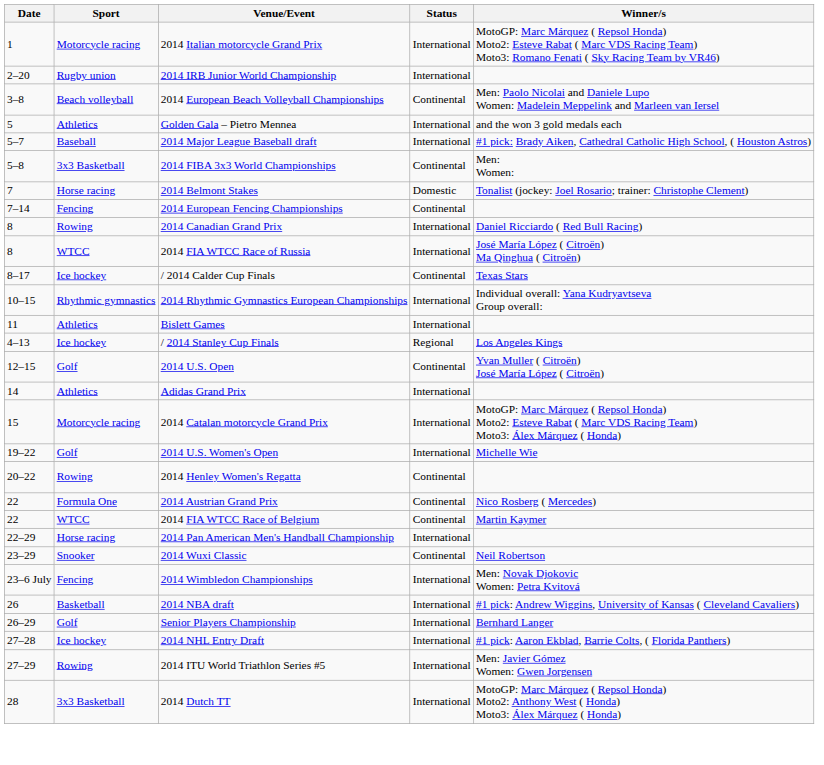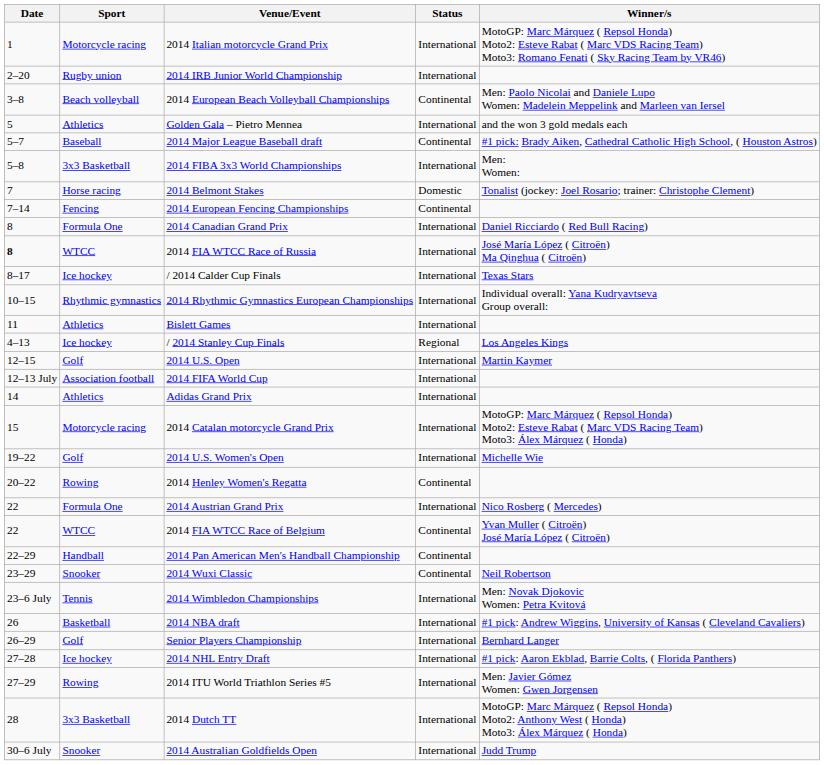(442, 141) International -> (445, 141) Continental
(439, 166) Continental -> (447, 166) International
(75, 226) Rowing -> (93, 226) Formula One
(10, 251) normal -> (10, 251) bold
(439, 275) Continental -> (447, 275) International
(439, 366) Continental -> (447, 360) International
(540, 366) Yvan Muller ( Citroën) José María López ( Citroën) -> (517, 360) Martin Kaymer
+ row: (217, 378)
(439, 501) Continental -> (447, 506) International
(511, 519) Martin Kaymer -> (546, 531) Yvan Muller ( Citroën) José María López ( Citroën)
(86, 537) Horse racing -> (83, 555) Handball
(442, 537) International -> (445, 555) Continental
(75, 580) Fencing -> (77, 598) Tennis
+ row: (242, 750)
